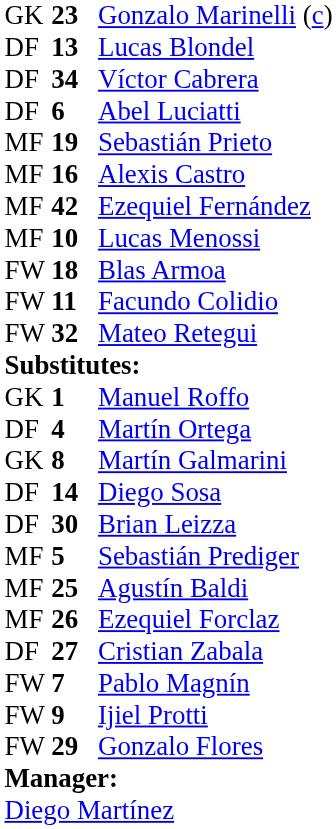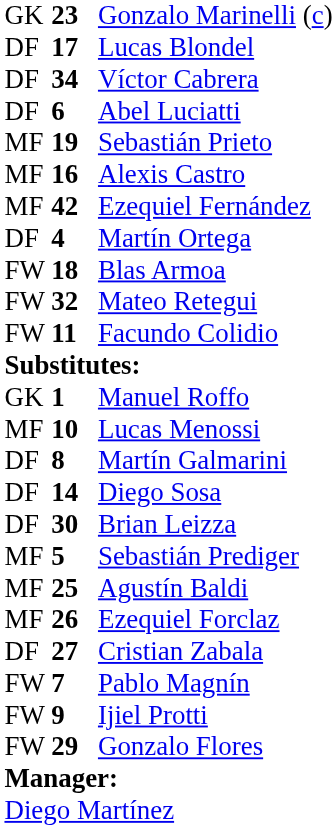(65, 47) 13 -> (65, 47) 17
rows swapped: (179, 237) <-> (175, 428)
rows swapped: (178, 333) <-> (188, 301)
(24, 460) GK -> (22, 460) DF
